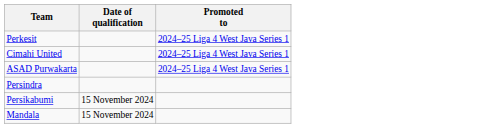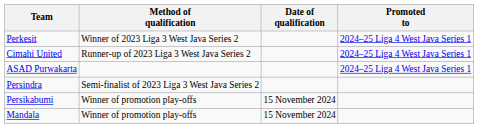+ column: (170, 18)
